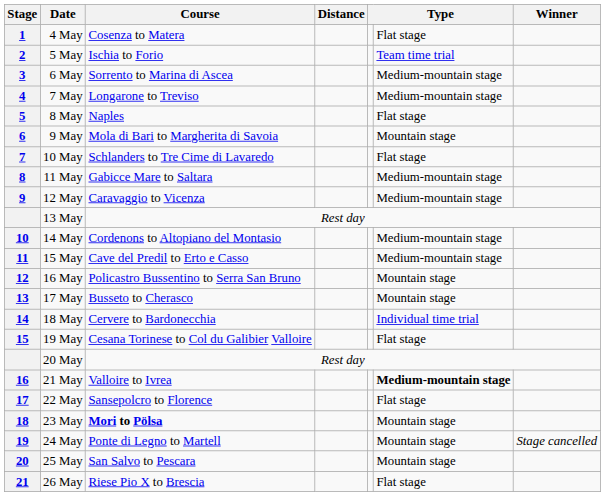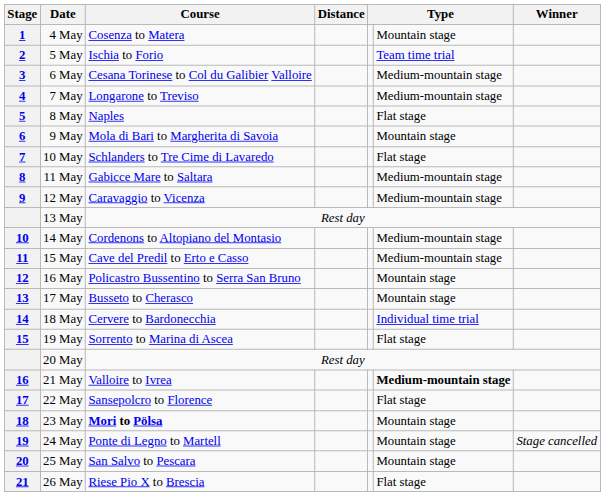(401, 34) Flat stage -> (416, 34) Mountain stage
(161, 75) Sorrento to Marina di Ascea -> (200, 75) Cesana Torinese to Col du Galibier Valloire
(200, 339) Cesana Torinese to Col du Galibier Valloire -> (161, 339) Sorrento to Marina di Ascea
